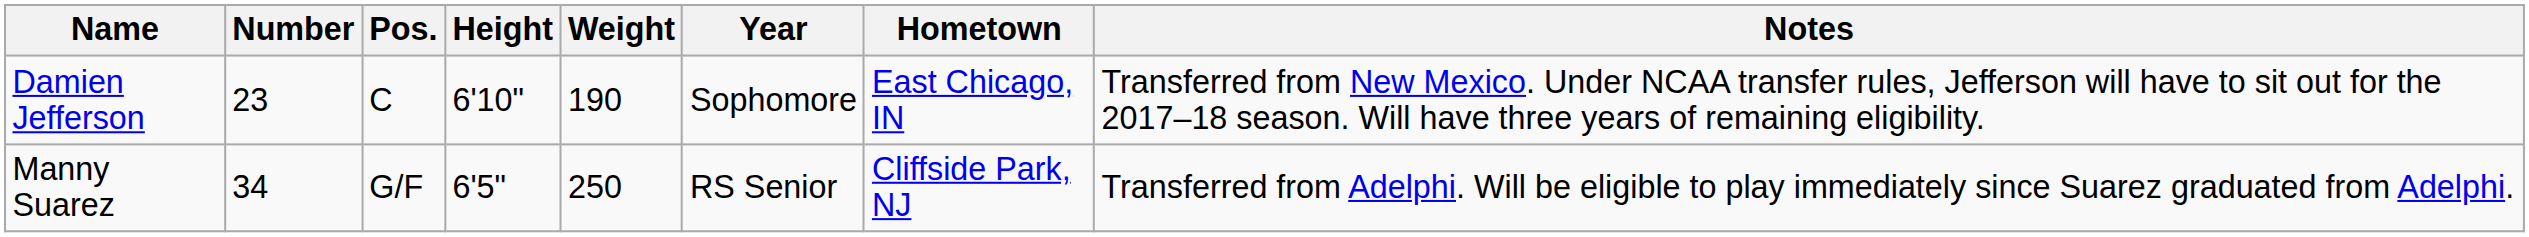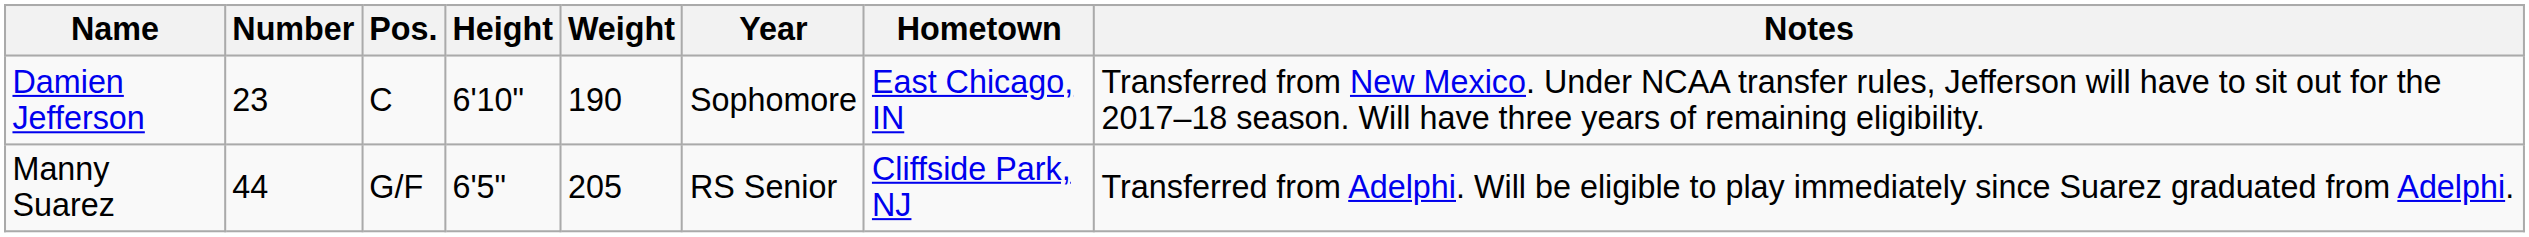(250, 187) 34 -> (250, 187) 44
(595, 187) 250 -> (595, 187) 205
